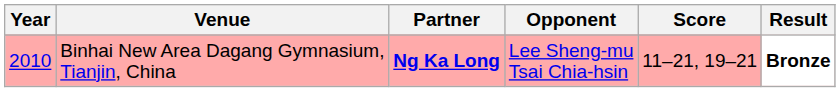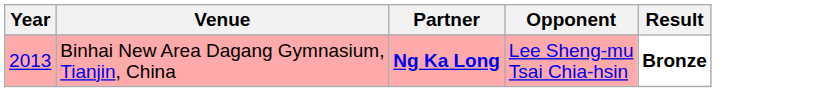- column: (700, 20)
(30, 61) 2010 -> (30, 61) 2013
